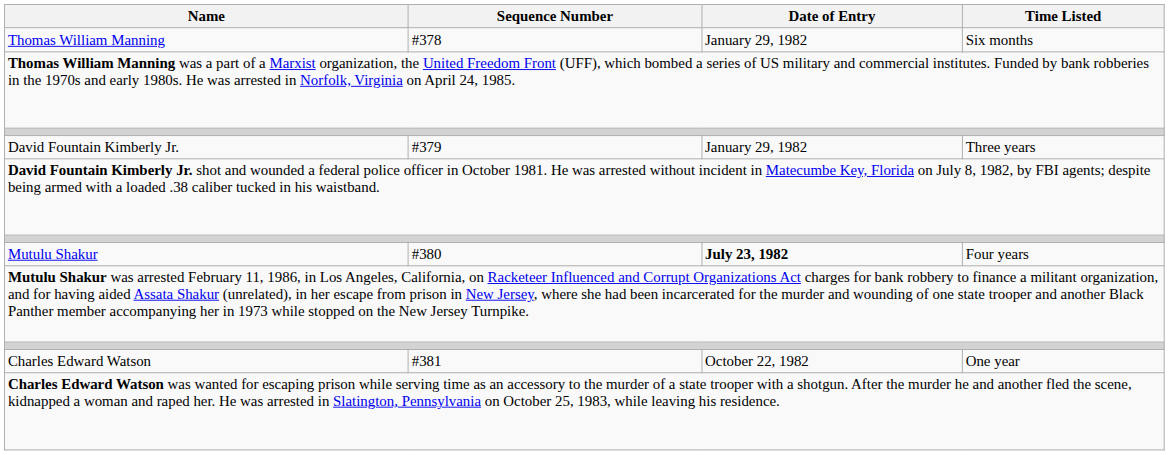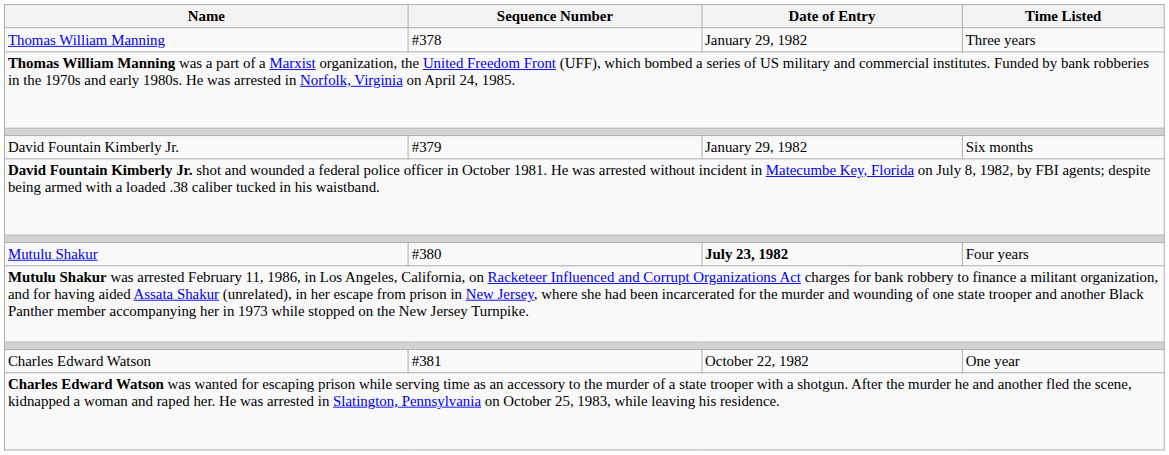(999, 39) Six months -> (1001, 39) Three years
(1001, 146) Three years -> (999, 146) Six months
